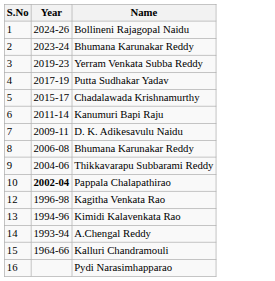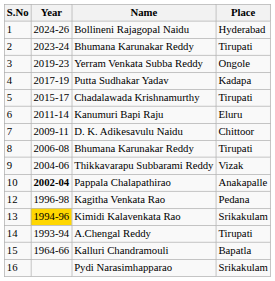+ column: (243, 13)
(51, 217) no background -> (51, 217) gold background
